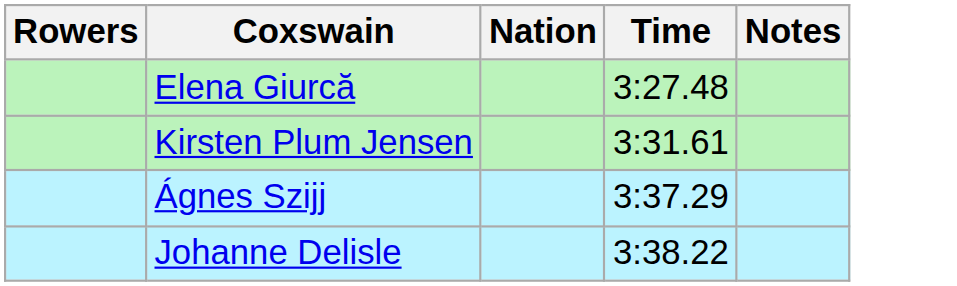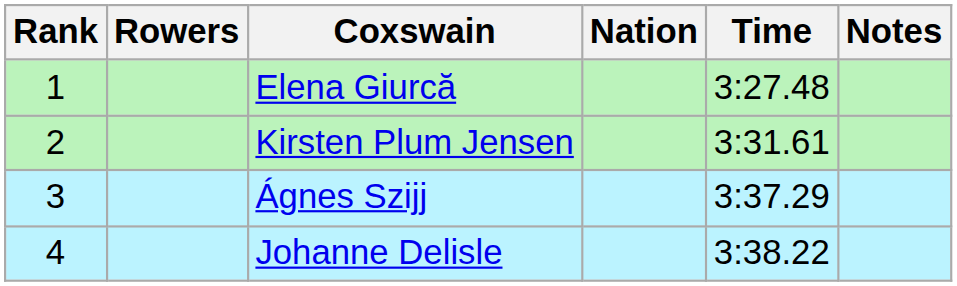+ column: (56, 32)
